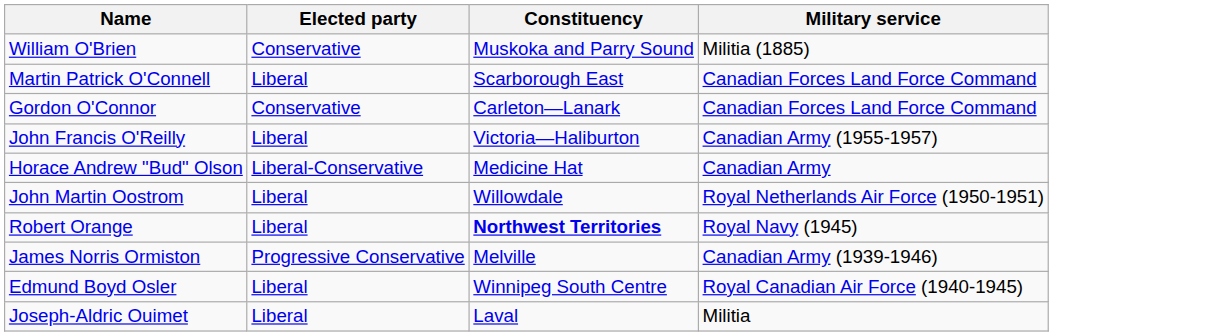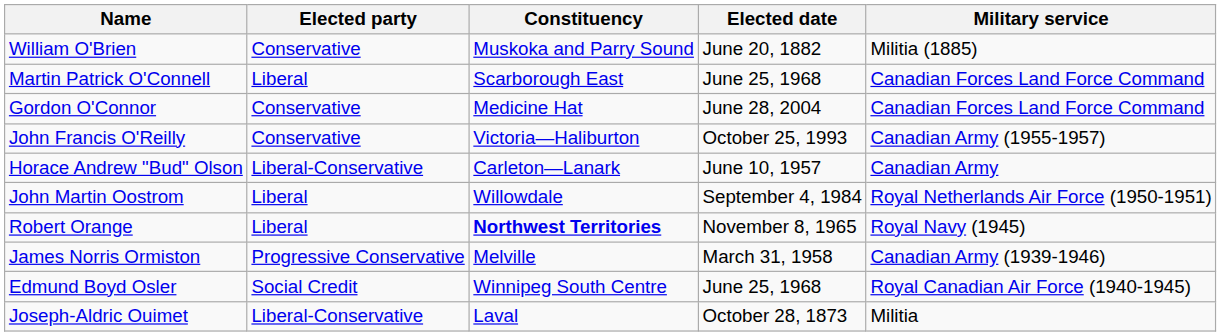+ column: (782, 19)
(547, 108) Carleton—Lanark -> (528, 108) Medicine Hat
(280, 138) Liberal -> (306, 138) Conservative
(528, 167) Medicine Hat -> (547, 167) Carleton—Lanark
(280, 286) Liberal -> (304, 286) Social Credit
(280, 316) Liberal -> (337, 316) Liberal-Conservative
